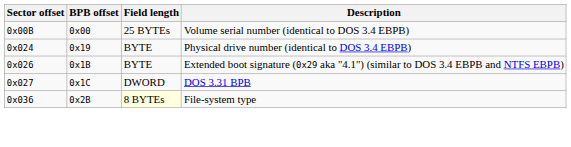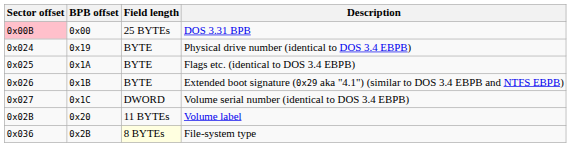(20, 31) no background -> (20, 31) pink background
(297, 30) Volume serial number (identical to DOS 3.4 EBPB) -> (217, 30) DOS 3.31 BPB
+ row: (80, 65)
(217, 82) DOS 3.31 BPB -> (297, 99) Volume serial number (identical to DOS 3.4 EBPB)
+ row: (80, 117)
